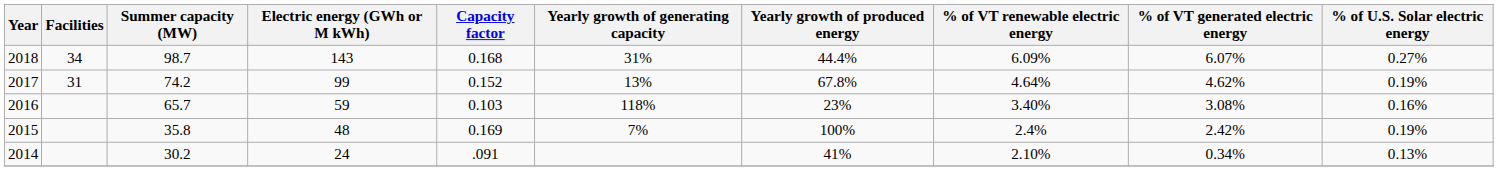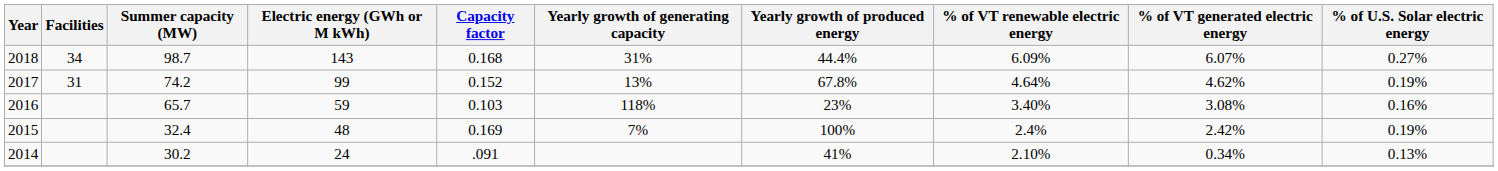(177, 130) 35.8 -> (177, 130) 32.4
